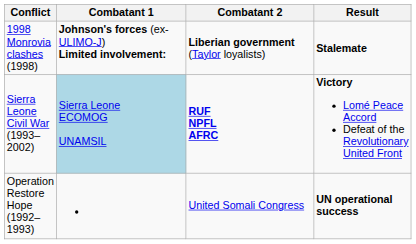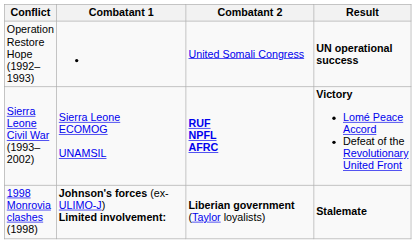rows swapped: (30, 206) <-> (29, 48)
(90, 124) lightblue background -> (90, 136) no background
